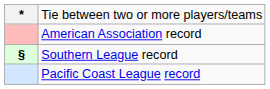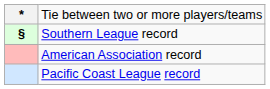rows swapped: (110, 54) <-> (121, 34)
